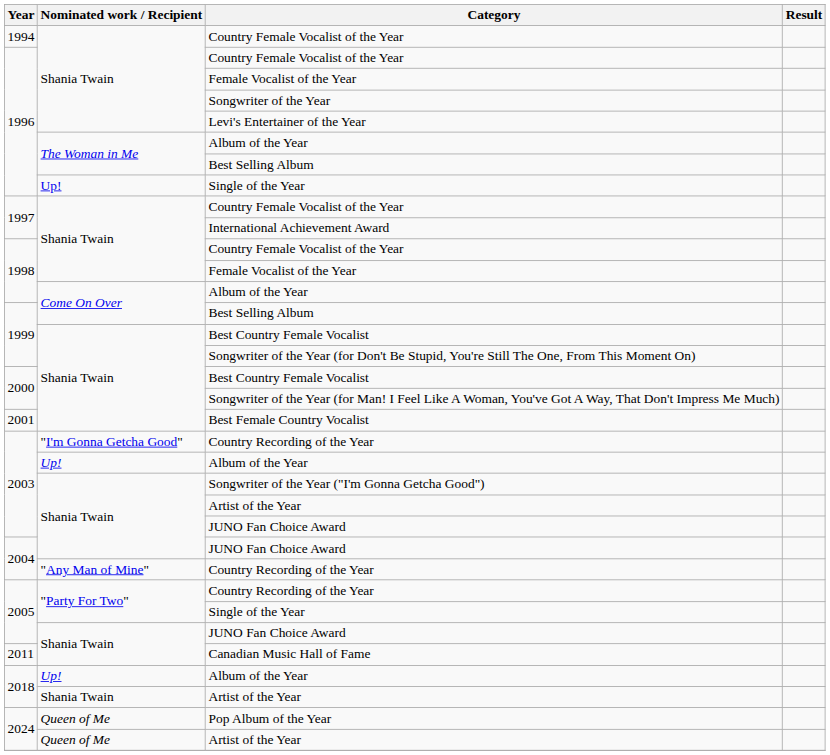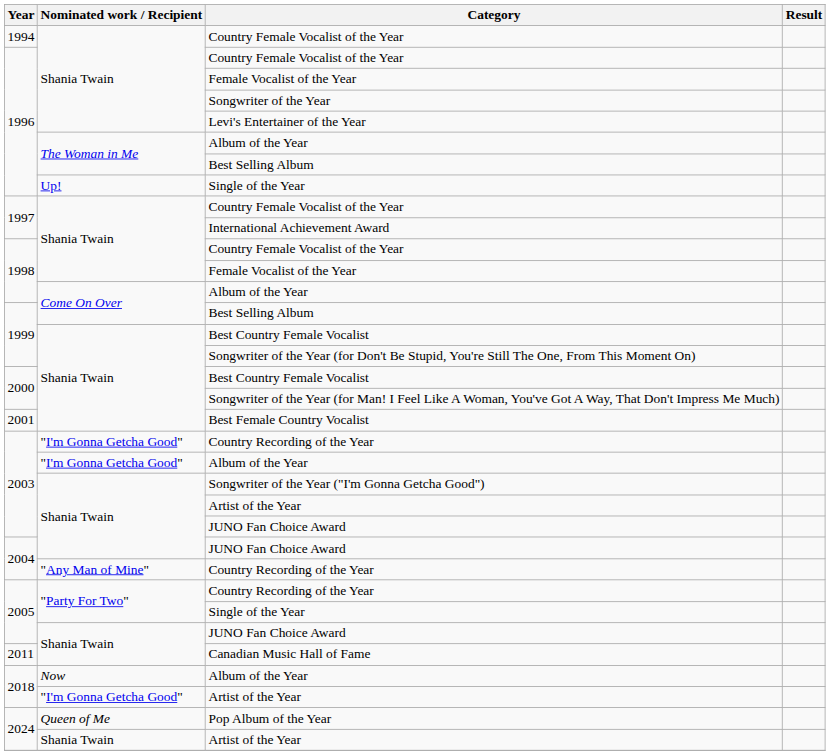(51, 462) Up! -> (112, 462) "I'm Gonna Getcha Good"
(51, 675) Up! -> (53, 675) Now
(77, 697) Shania Twain -> (112, 697) "I'm Gonna Getcha Good"
(75, 739) Queen of Me -> (77, 739) Shania Twain
